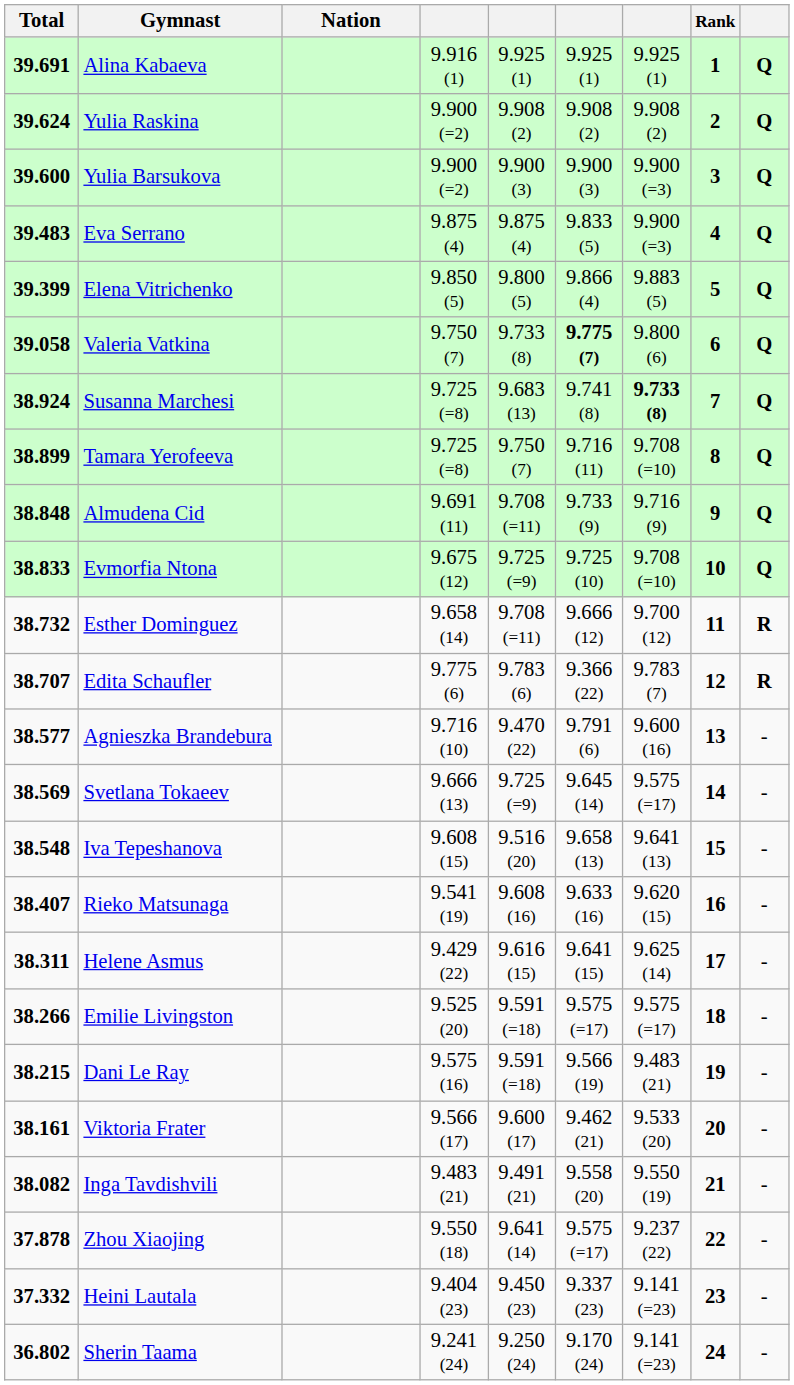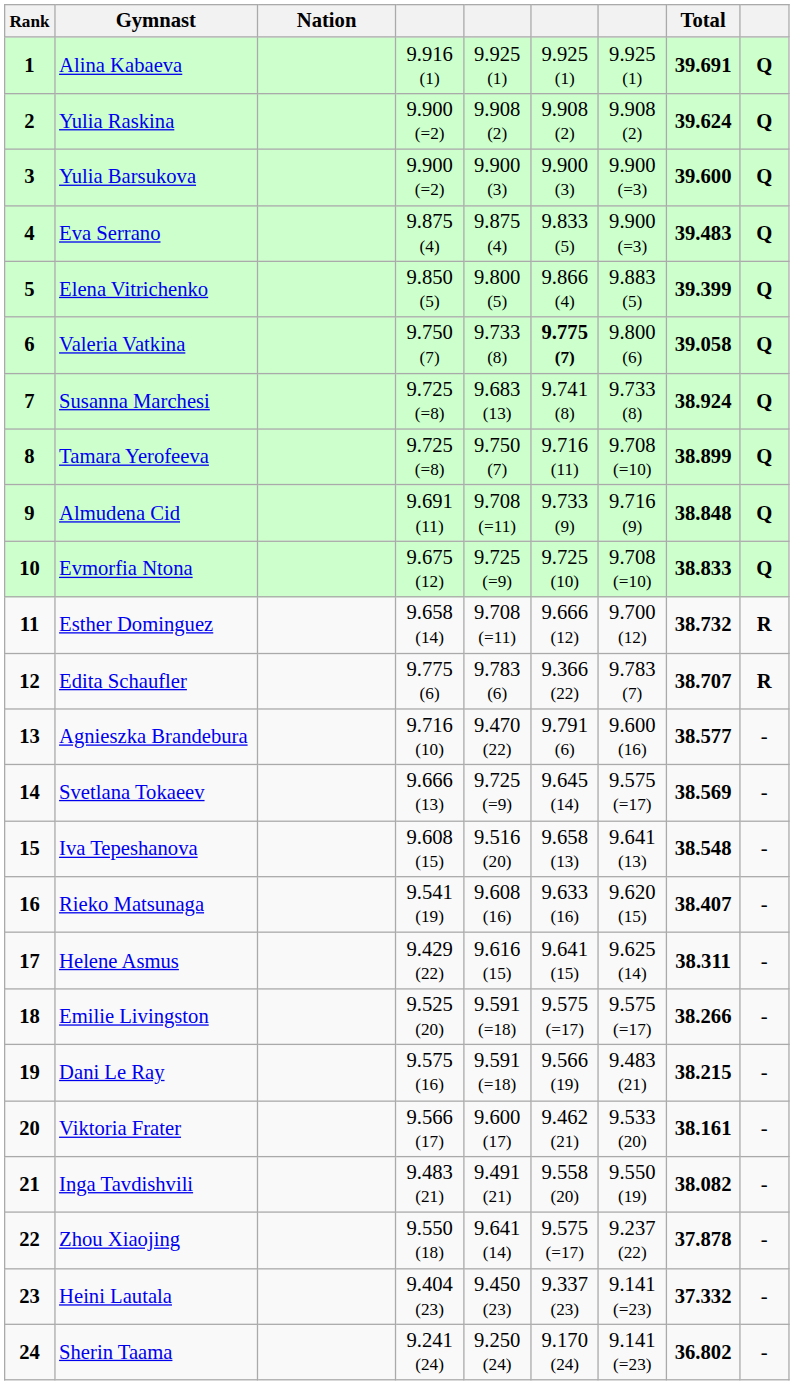columns swapped: (715, 22) <-> (42, 20)
(657, 400) bold -> (632, 400) normal
